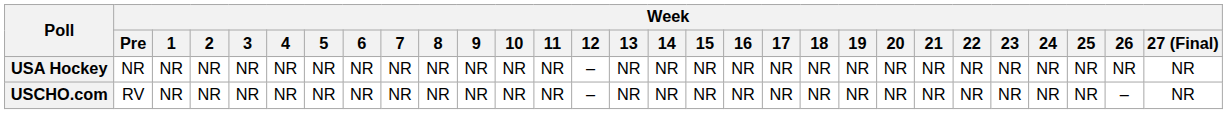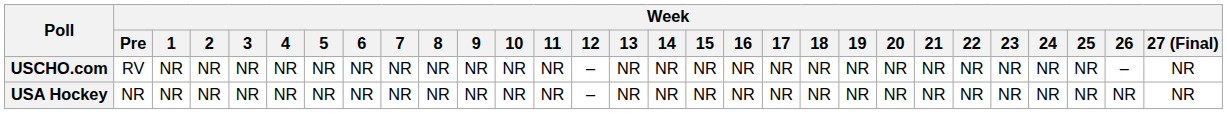rows swapped: (59, 95) <-> (59, 69)
